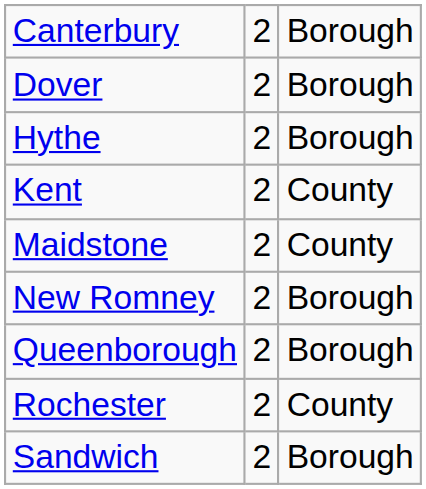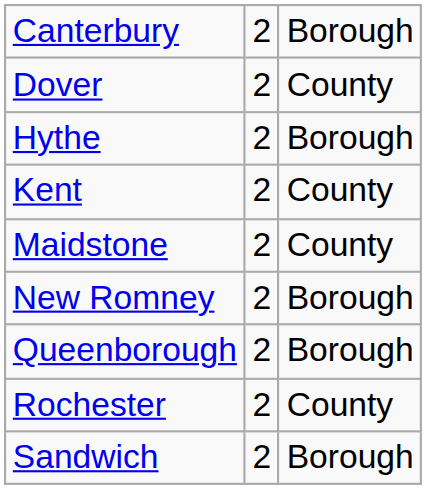(350, 84) Borough -> (340, 84) County
